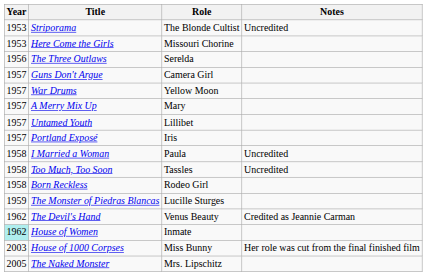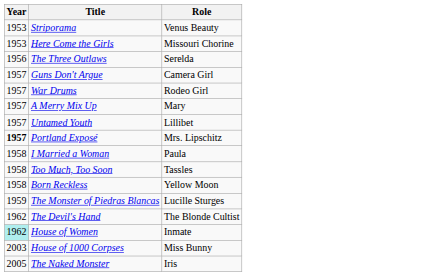- column: (332, 12)
(202, 28) The Blonde Cultist -> (191, 28) Venus Beauty
(191, 91) Yellow Moon -> (186, 91) Rodeo Girl
(17, 138) normal -> (17, 138) bold
(171, 138) Iris -> (193, 138) Mrs. Lipschitz
(186, 185) Rodeo Girl -> (191, 185) Yellow Moon
(191, 216) Venus Beauty -> (202, 216) The Blonde Cultist
(193, 264) Mrs. Lipschitz -> (171, 264) Iris
